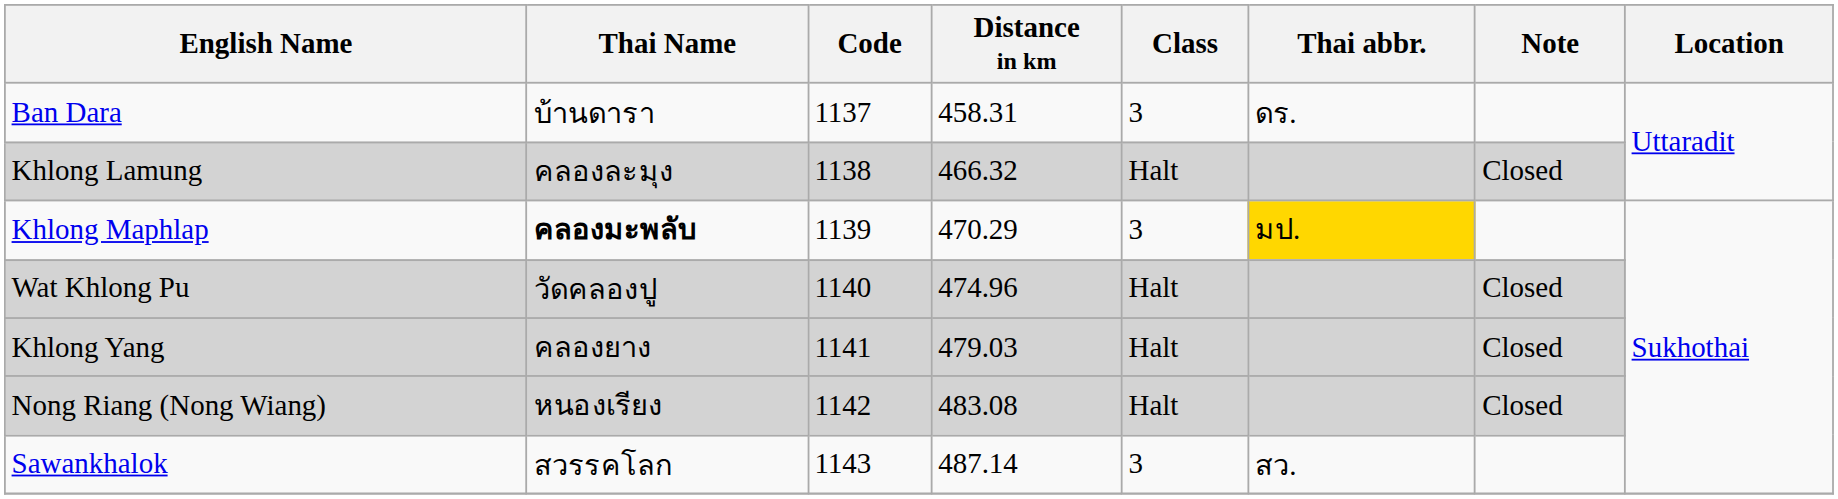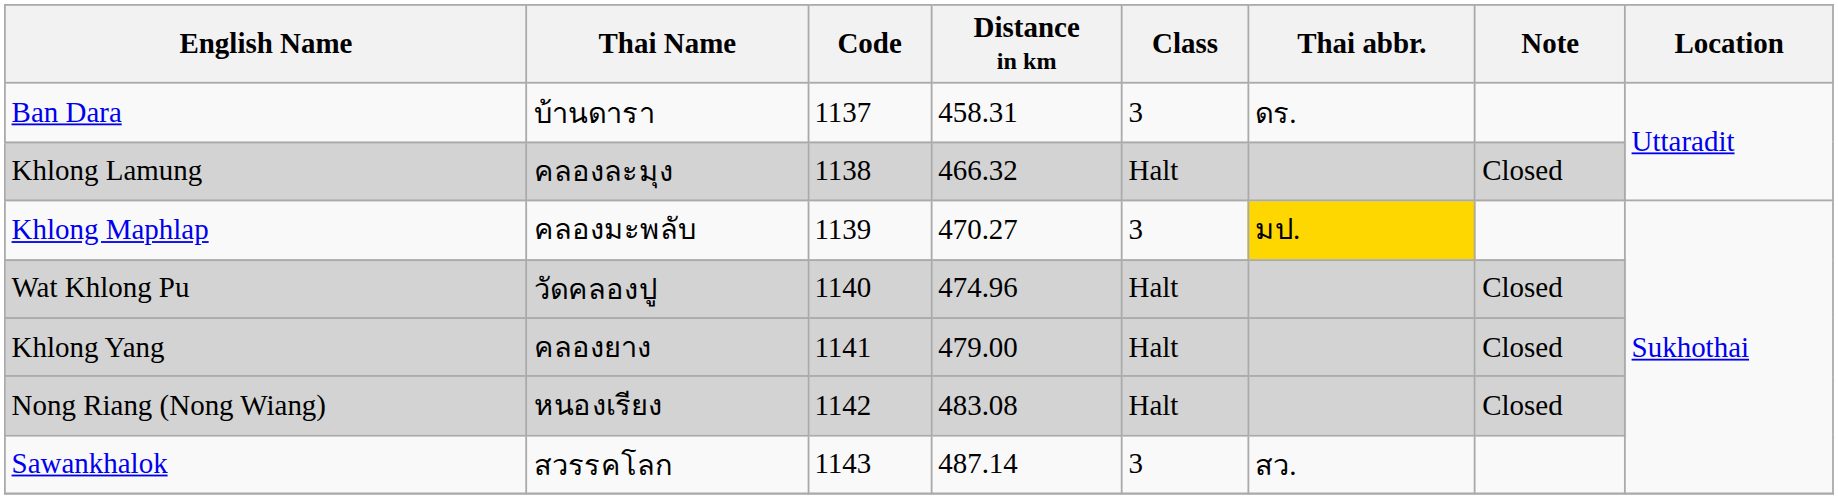(615, 230) bold -> (615, 230) normal
(978, 229) 470.29 -> (978, 229) 470.27
(978, 346) 479.03 -> (978, 346) 479.00
